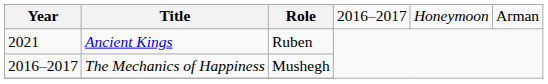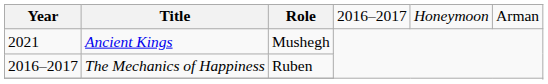(292, 41) Ruben -> (301, 41) Mushegh
(301, 66) Mushegh -> (292, 66) Ruben
